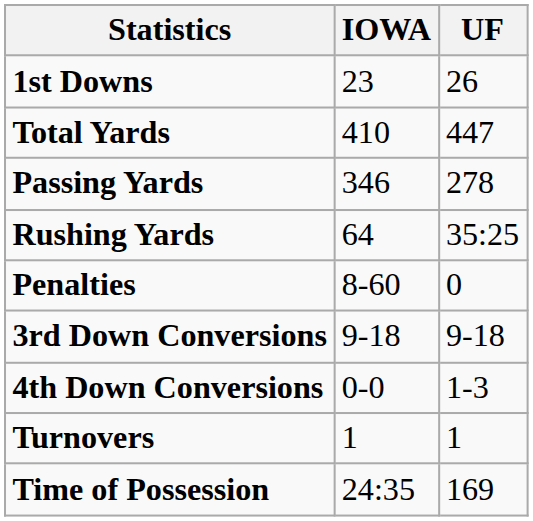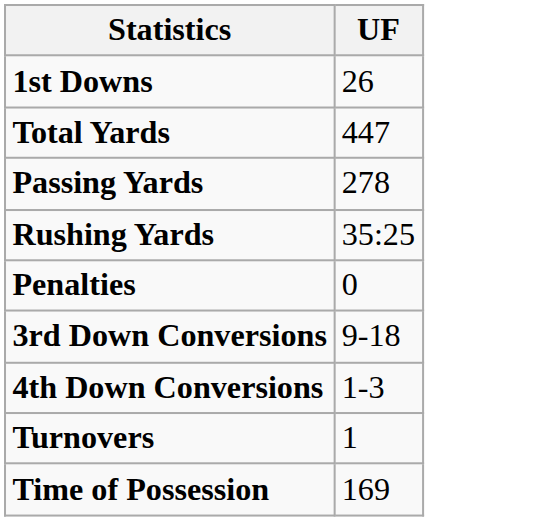- column: (386, 30)
